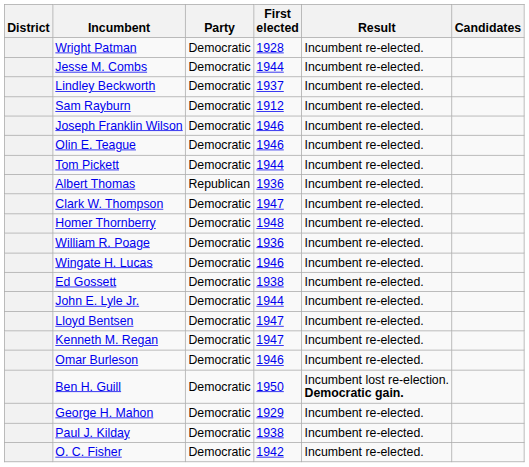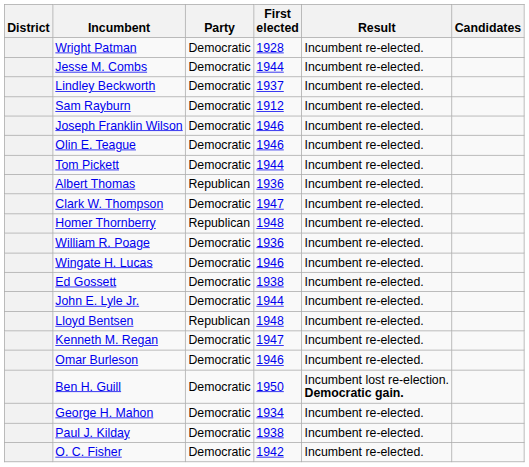(220, 223) Democratic -> (219, 223) Republican
(220, 321) Democratic -> (219, 321) Republican
(270, 321) 1947 -> (270, 321) 1948
(270, 413) 1929 -> (270, 413) 1934
